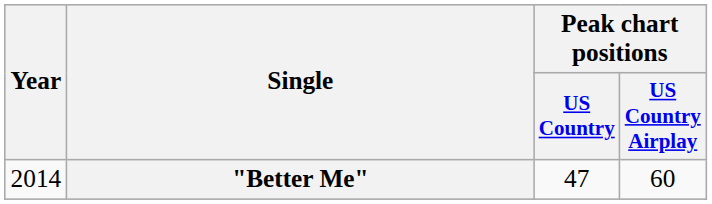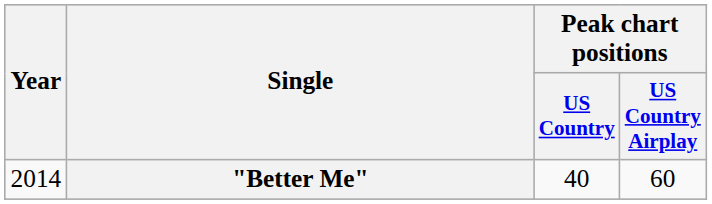(577, 178) 47 -> (577, 178) 40
